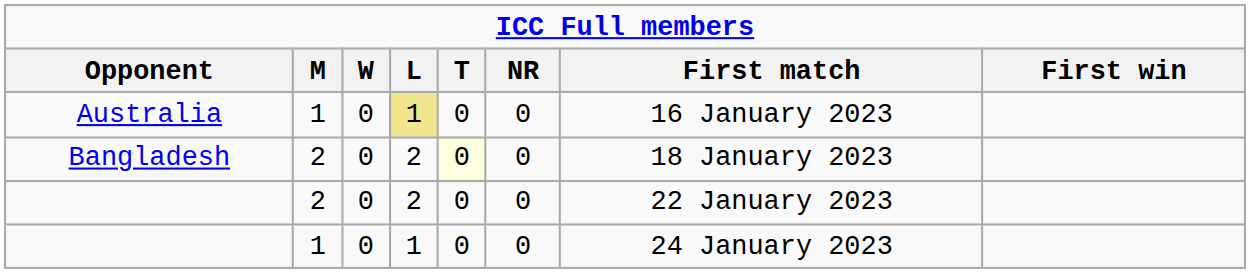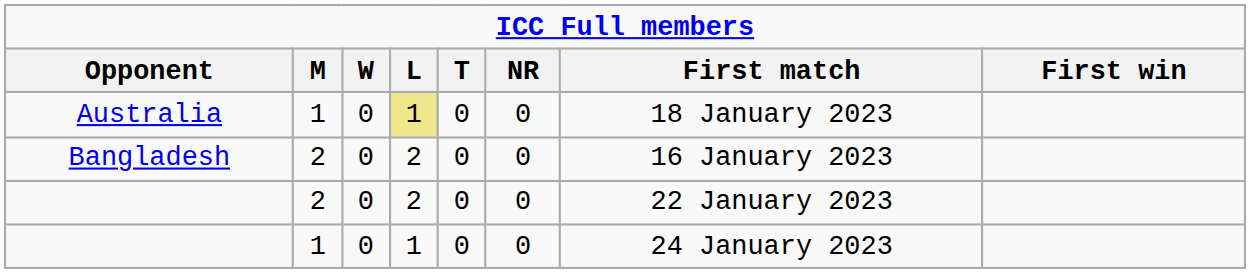(772, 115) 16 January 2023 -> (772, 115) 18 January 2023
(462, 159) lightyellow background -> (462, 159) no background
(772, 159) 18 January 2023 -> (772, 159) 16 January 2023
